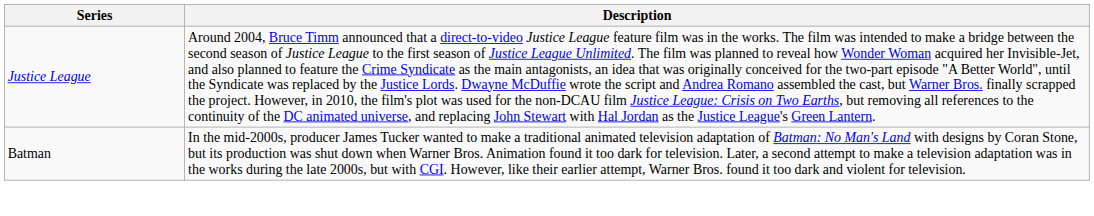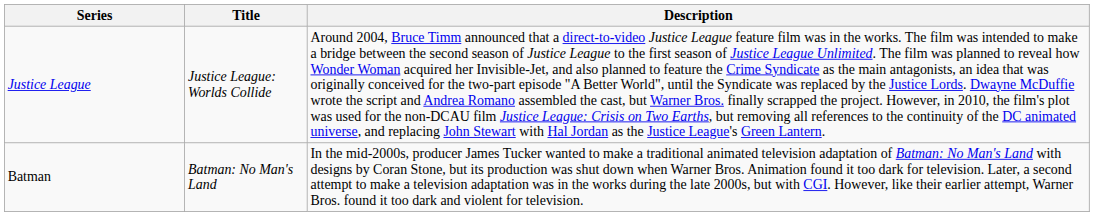+ column: (246, 15)
